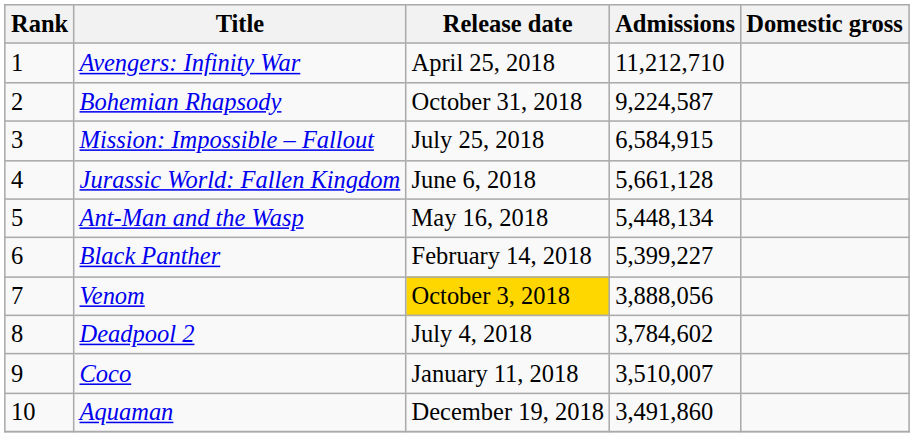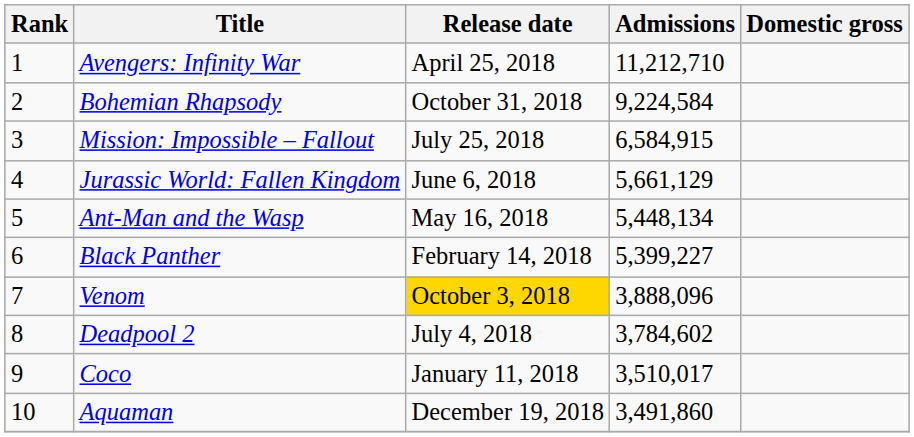(664, 101) 9,224,587 -> (664, 101) 9,224,584
(664, 179) 5,661,128 -> (664, 179) 5,661,129
(664, 295) 3,888,056 -> (664, 295) 3,888,096
(664, 373) 3,510,007 -> (664, 373) 3,510,017
